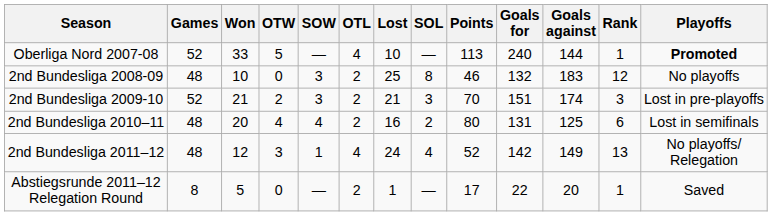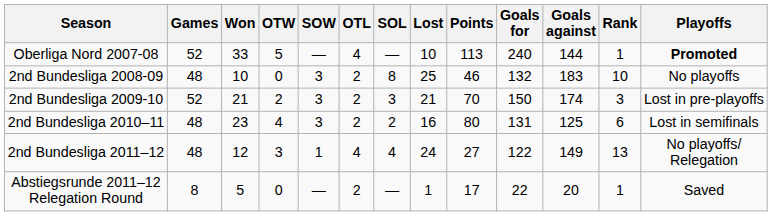columns swapped: (429, 23) <-> (392, 23)
(620, 76) 12 -> (620, 76) 10
(520, 99) 151 -> (520, 99) 150
(240, 122) 20 -> (240, 122) 23
(319, 122) 4 -> (319, 122) 3
(472, 152) 52 -> (472, 152) 27
(520, 152) 142 -> (520, 152) 122
